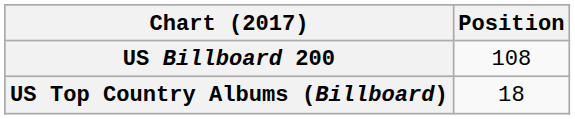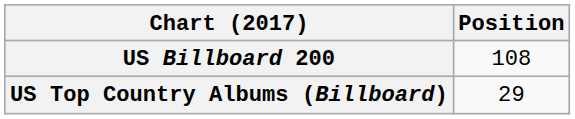(511, 95) 18 -> (511, 95) 29
